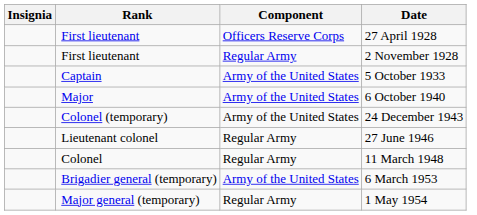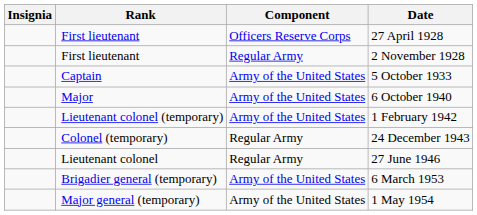+ row: (414, 117)
(291, 117) Army of the United States -> (266, 138) Regular Army
- row: (404, 158)
(260, 199) Regular Army -> (297, 199) Army of the United States
